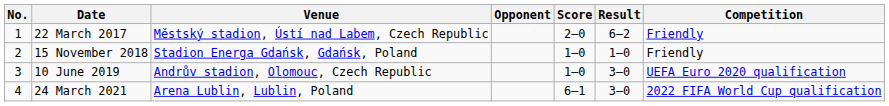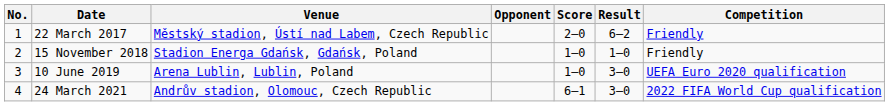(293, 72) Andrův stadion, Olomouc, Czech Republic -> (254, 72) Arena Lublin, Lublin, Poland
(254, 91) Arena Lublin, Lublin, Poland -> (293, 91) Andrův stadion, Olomouc, Czech Republic
